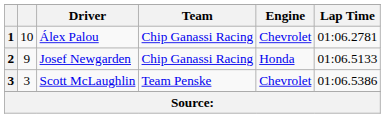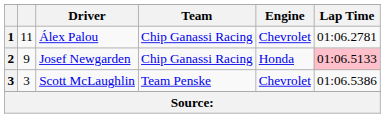(27, 37) 10 -> (27, 37) 11
(347, 59) no background -> (347, 59) pink background
